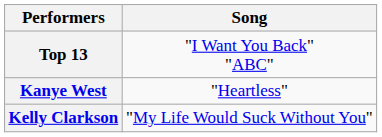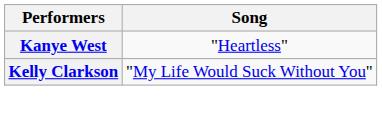- row: (63, 54)
